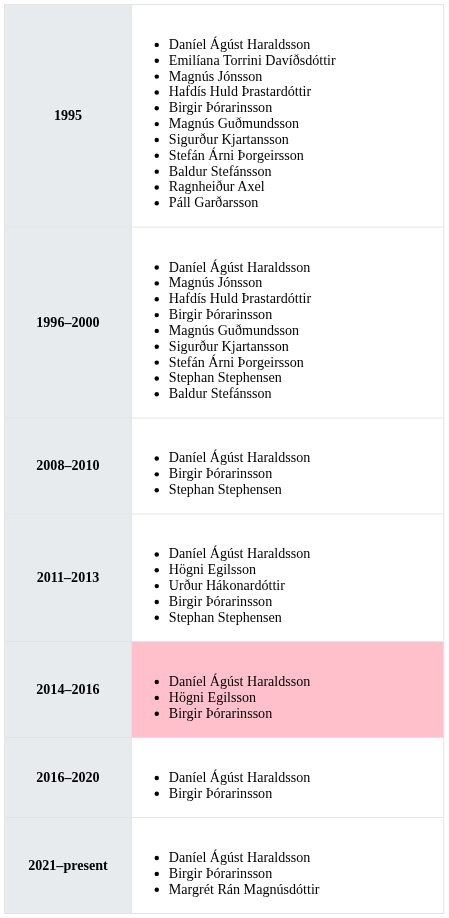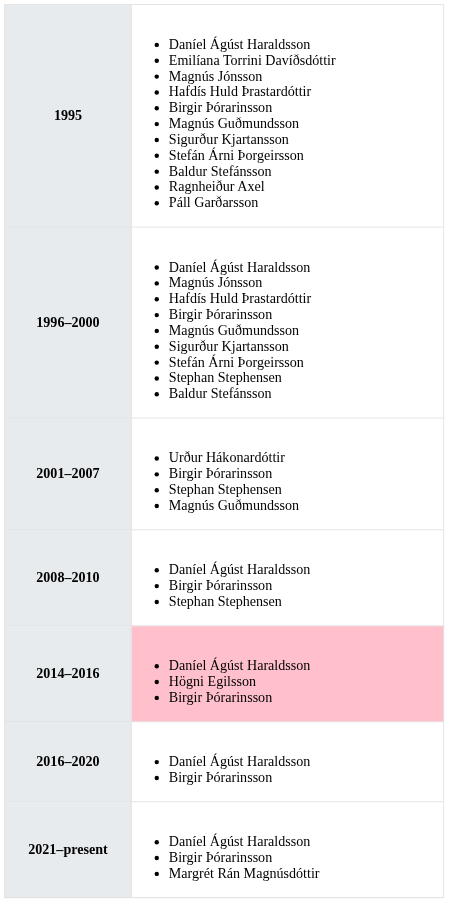+ row: (68, 473)
- row: (68, 577)
